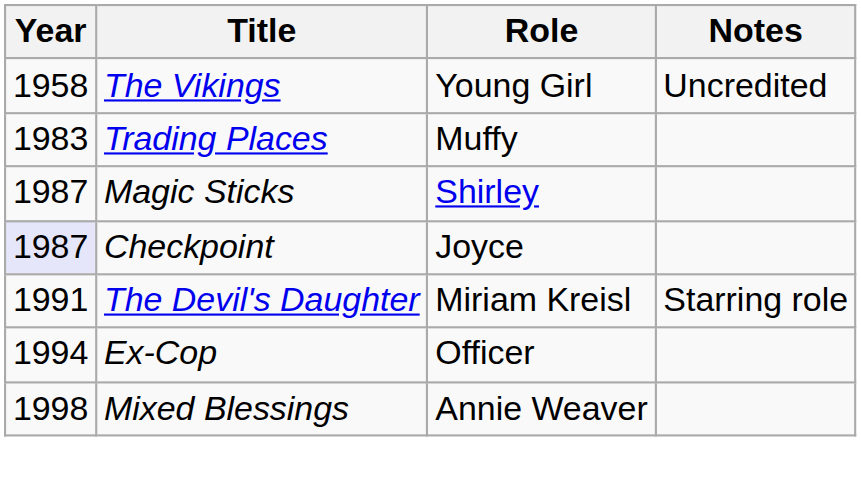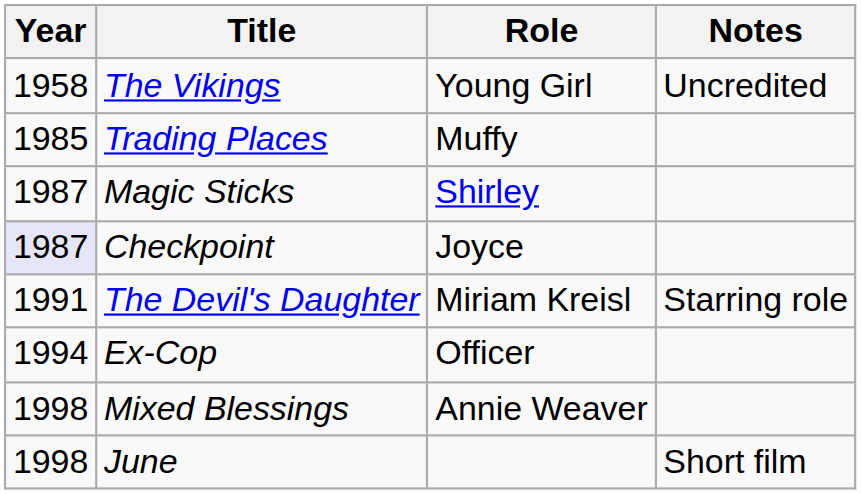(51, 138) 1983 -> (51, 138) 1985
+ row: (141, 461)
